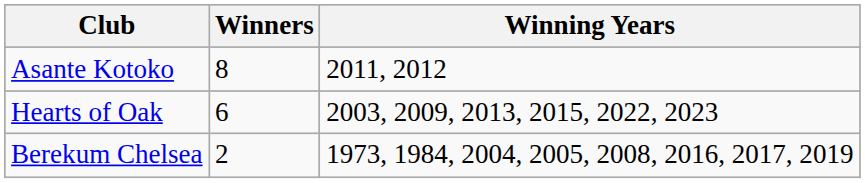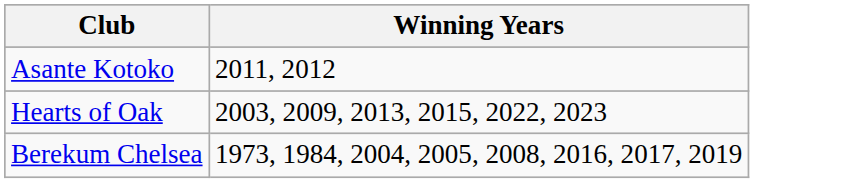- column: (264, 25)
